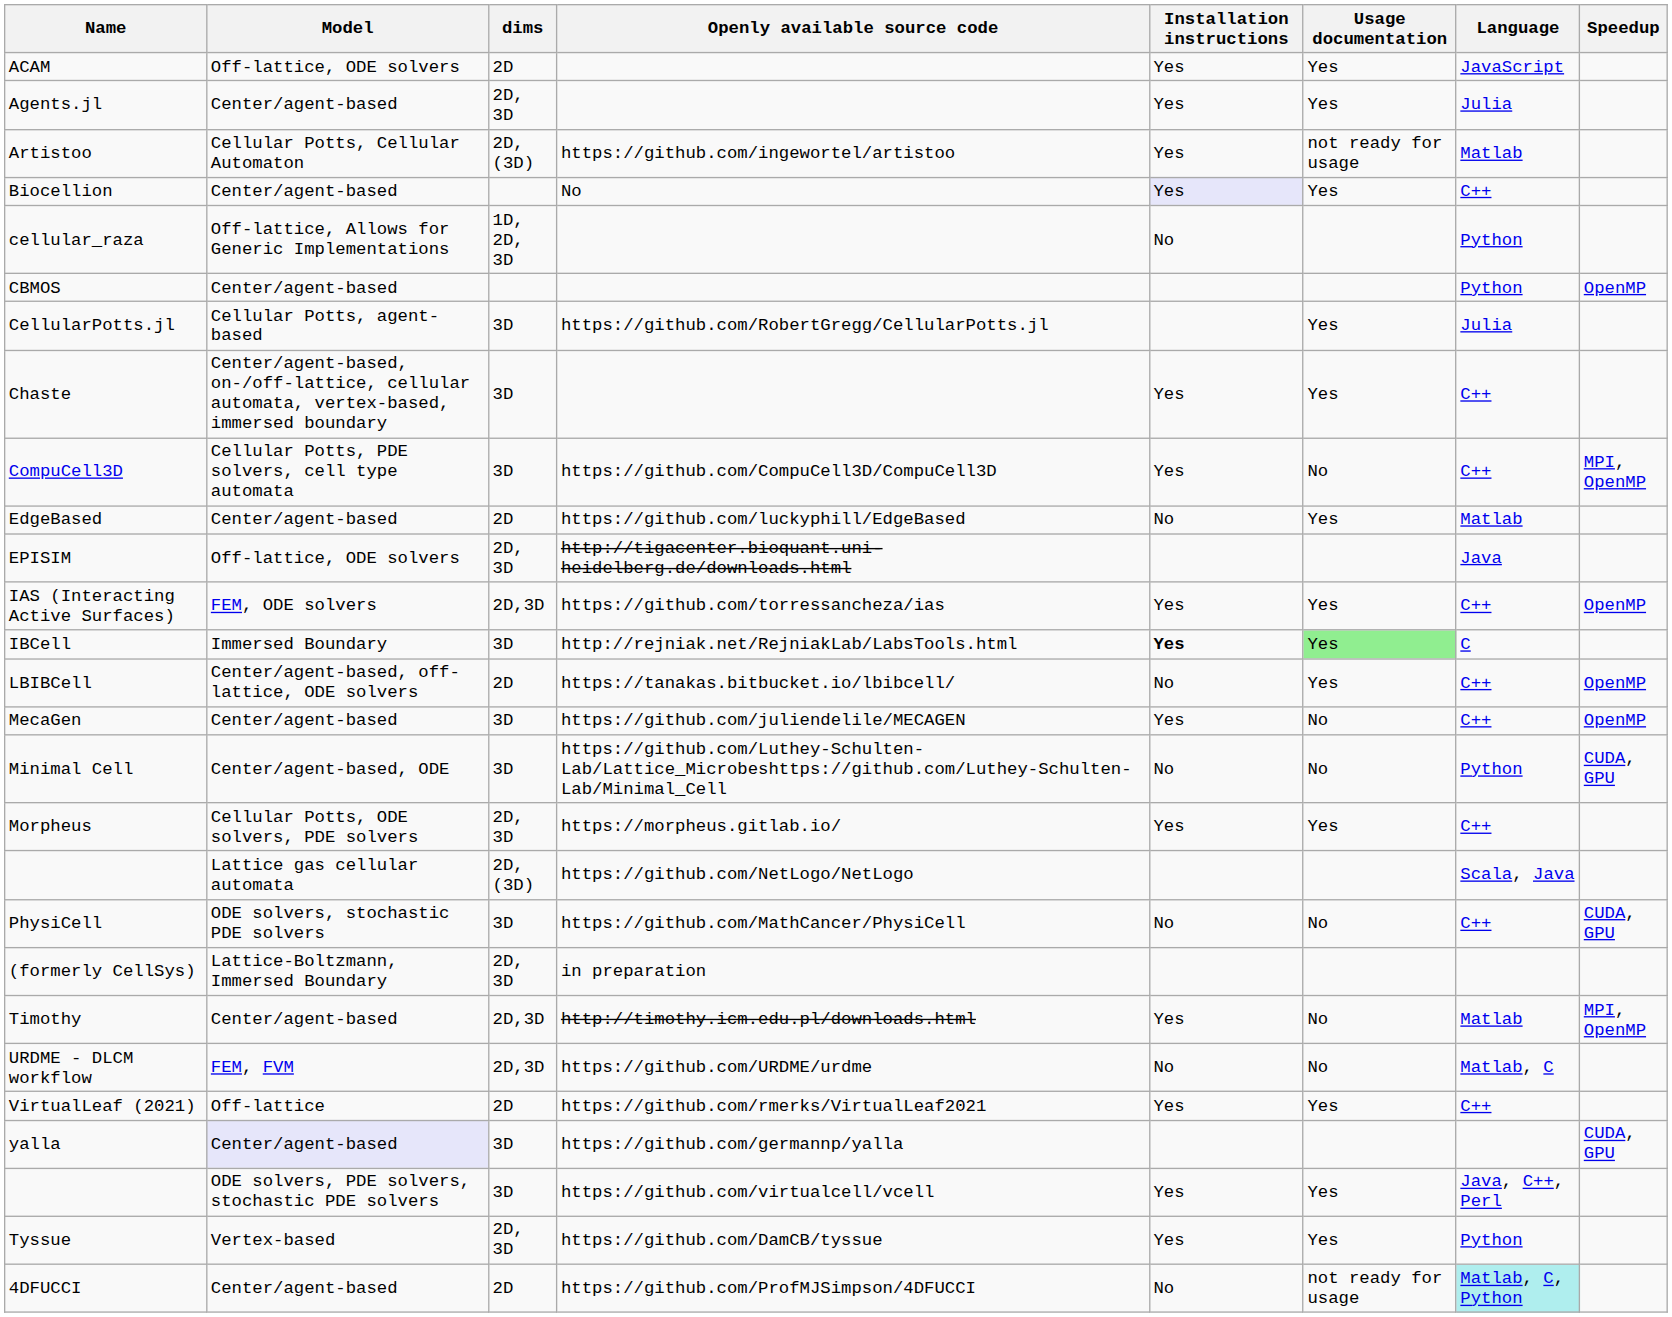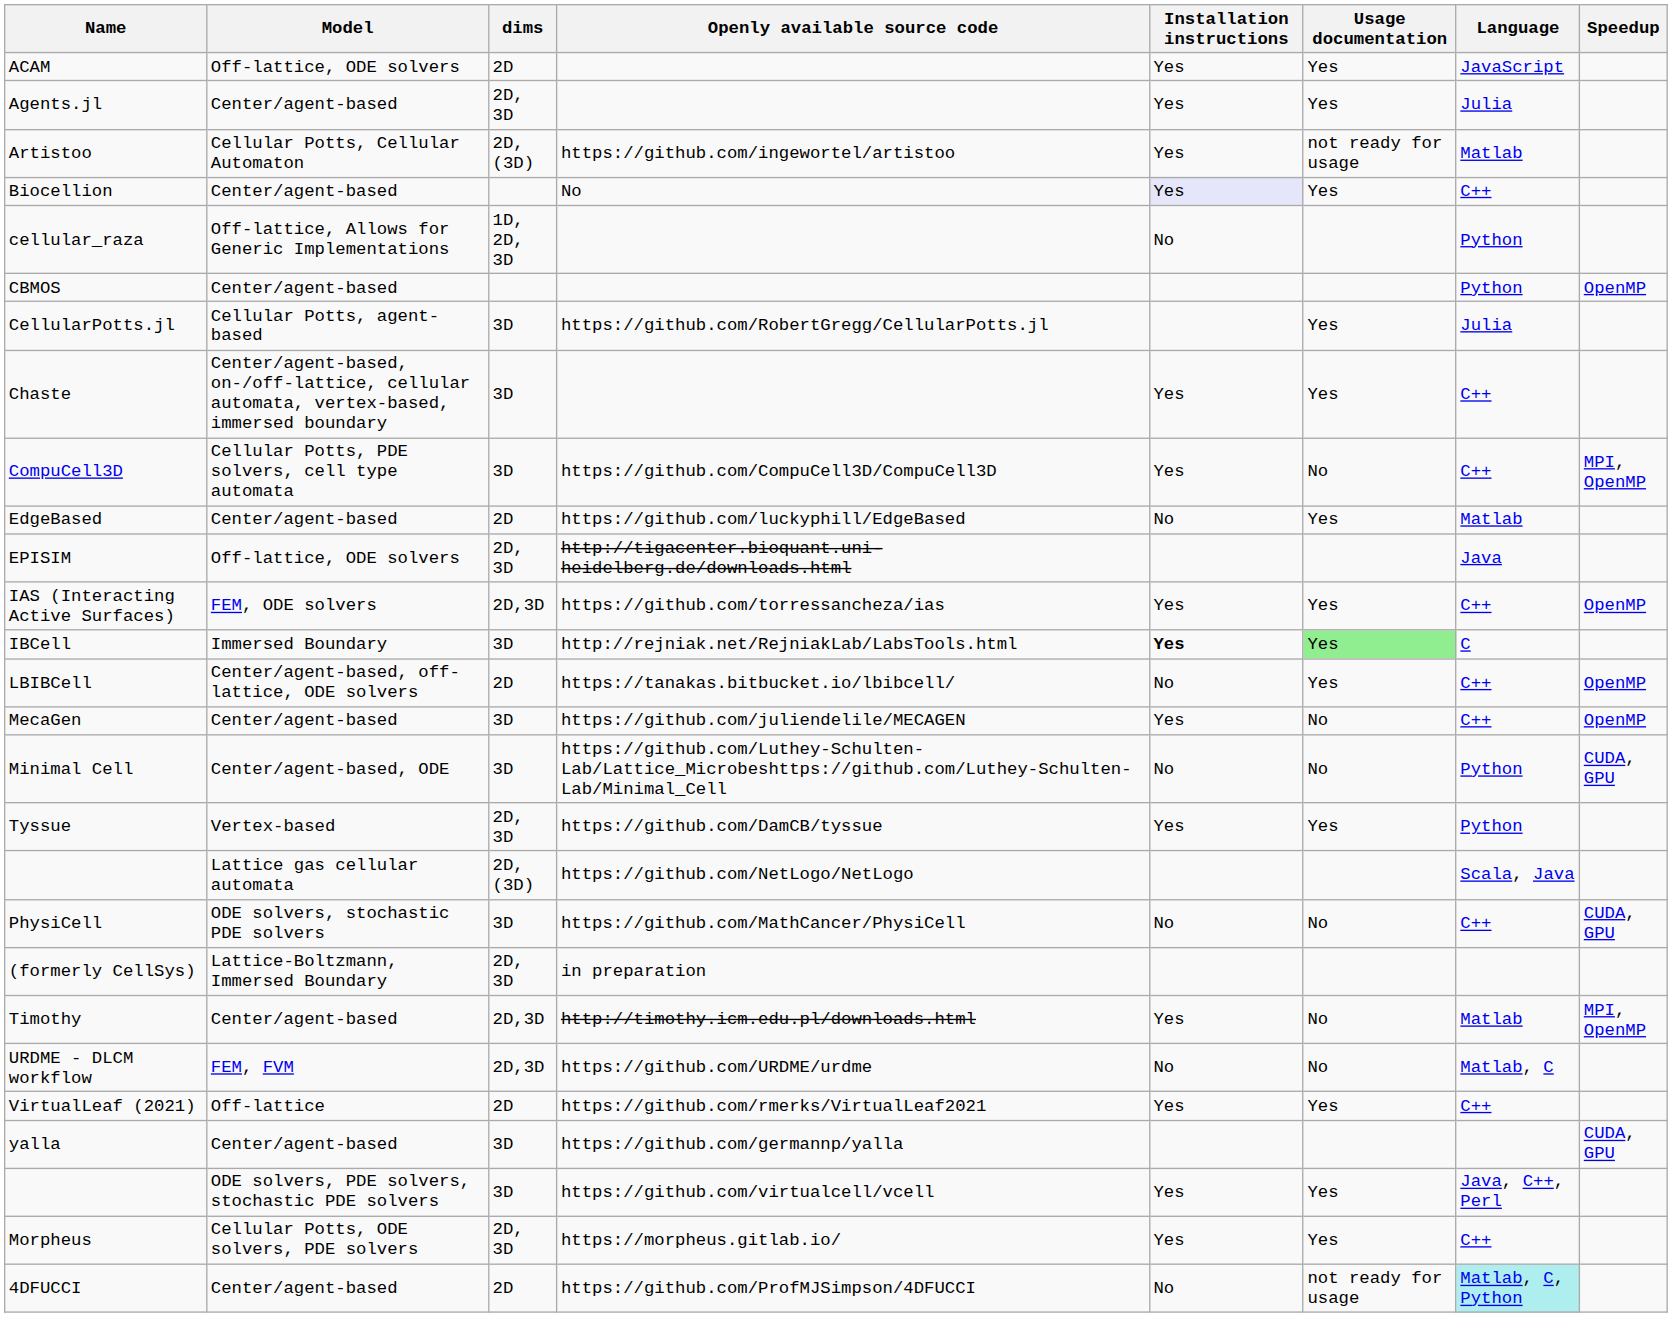rows swapped: (50, 827) <-> (40, 1240)
(304, 1144) lavender background -> (304, 1144) no background
